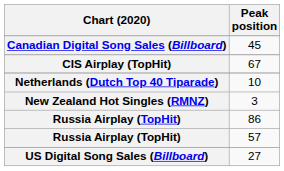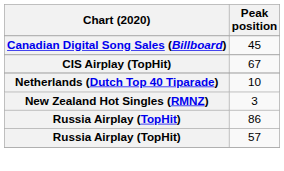- row: (255, 156)
